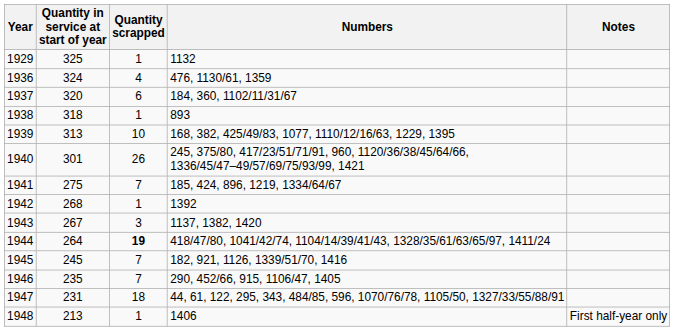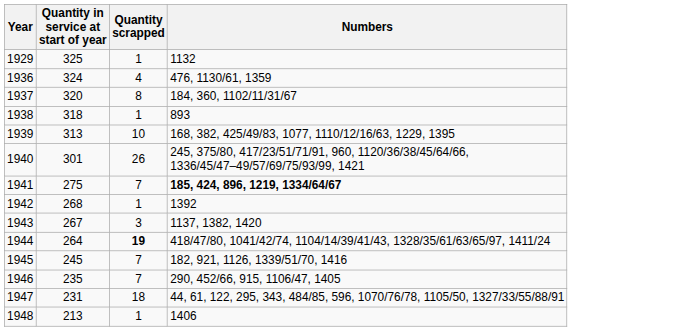- column: (619, 27)
(138, 96) 6 -> (138, 96) 8
(256, 185) normal -> (256, 185) bold
